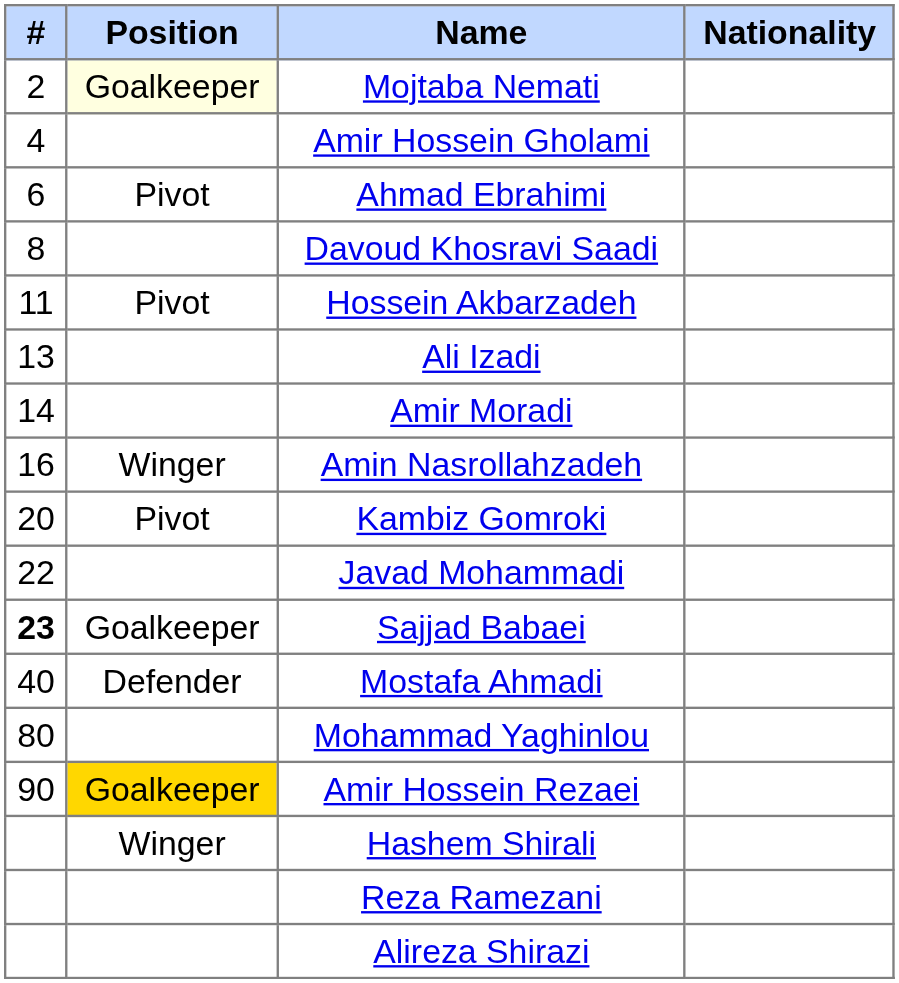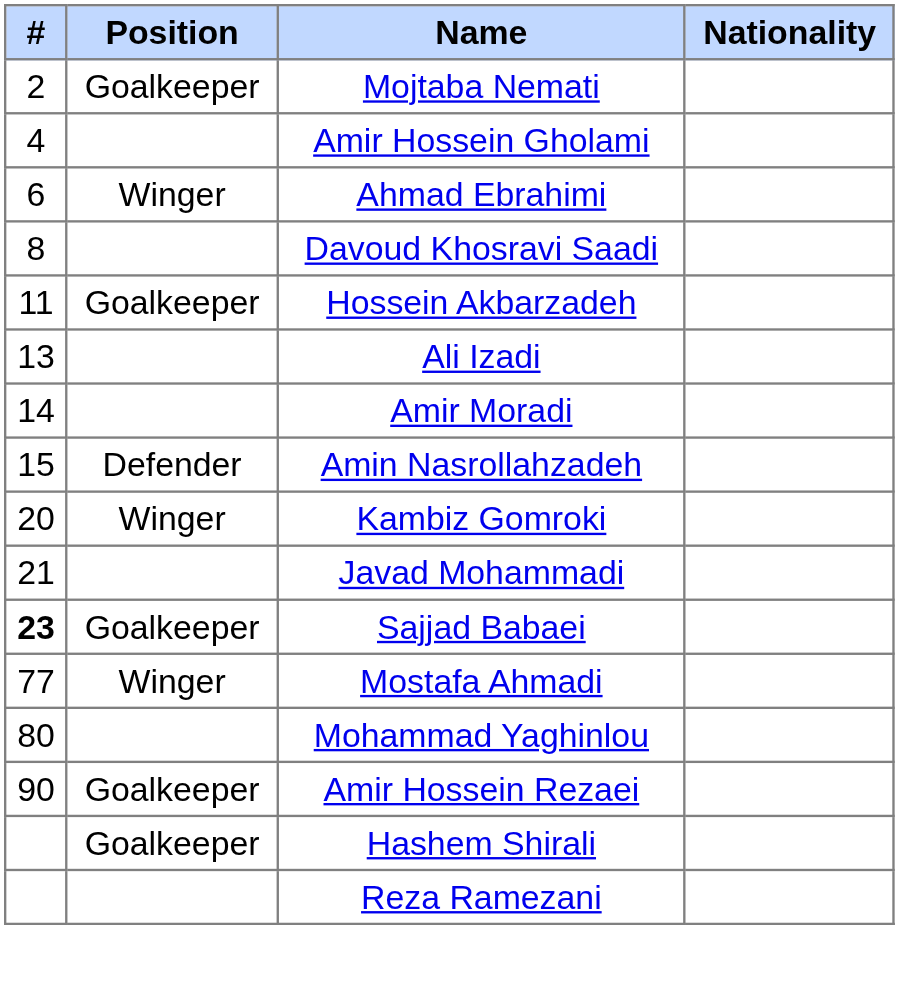(172, 86) lightyellow background -> (172, 86) no background
(172, 194) Pivot -> (172, 194) Winger
(172, 302) Pivot -> (172, 302) Goalkeeper
(36, 465) 16 -> (36, 465) 15
(172, 465) Winger -> (172, 465) Defender
(172, 519) Pivot -> (172, 519) Winger
(36, 573) 22 -> (36, 573) 21
(36, 681) 40 -> (36, 681) 77
(172, 681) Defender -> (172, 681) Winger
(172, 789) gold background -> (172, 789) no background
(172, 843) Winger -> (172, 843) Goalkeeper
- row: (481, 951)
